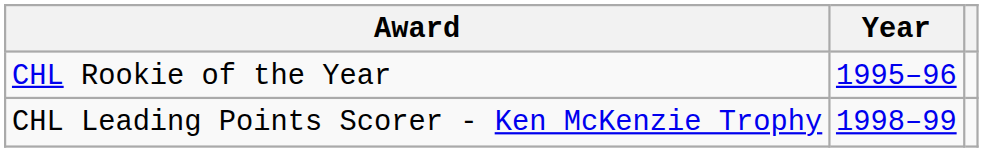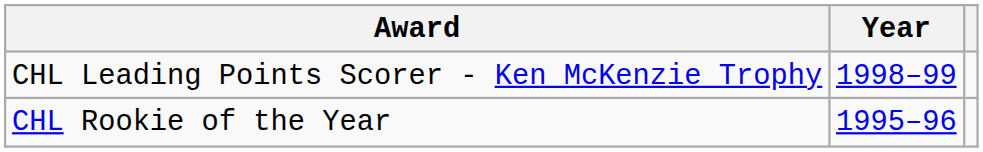rows swapped: (202, 75) <-> (417, 122)
